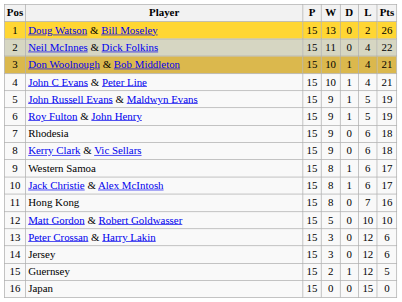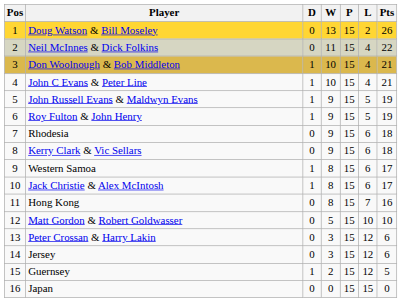columns swapped: (312, 13) <-> (349, 13)
